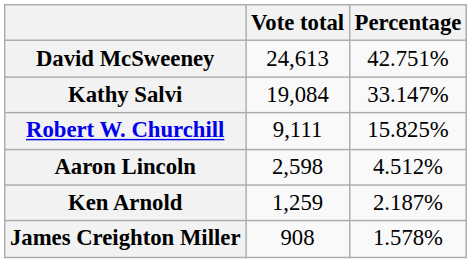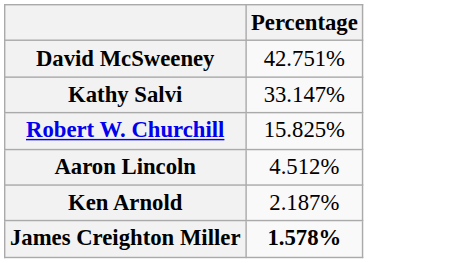- column: (298, 22)
(408, 238) normal -> (304, 238) bold
